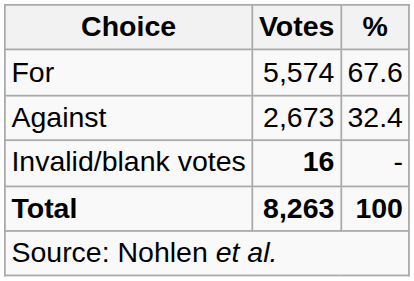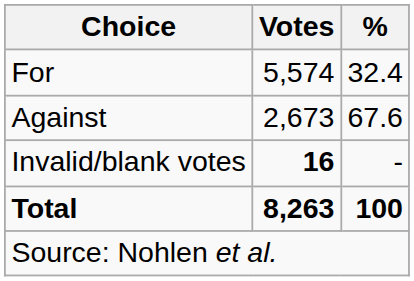(375, 72) 67.6 -> (375, 72) 32.4
(375, 117) 32.4 -> (375, 117) 67.6
